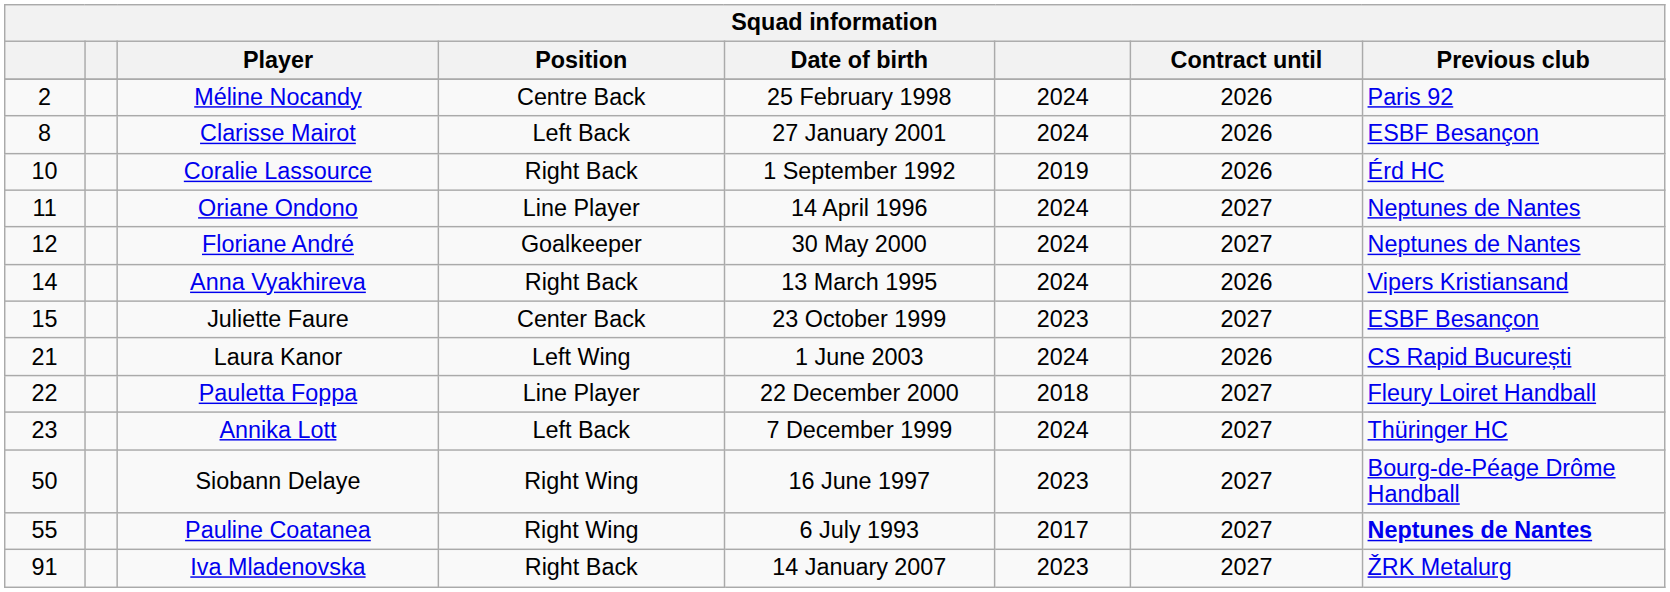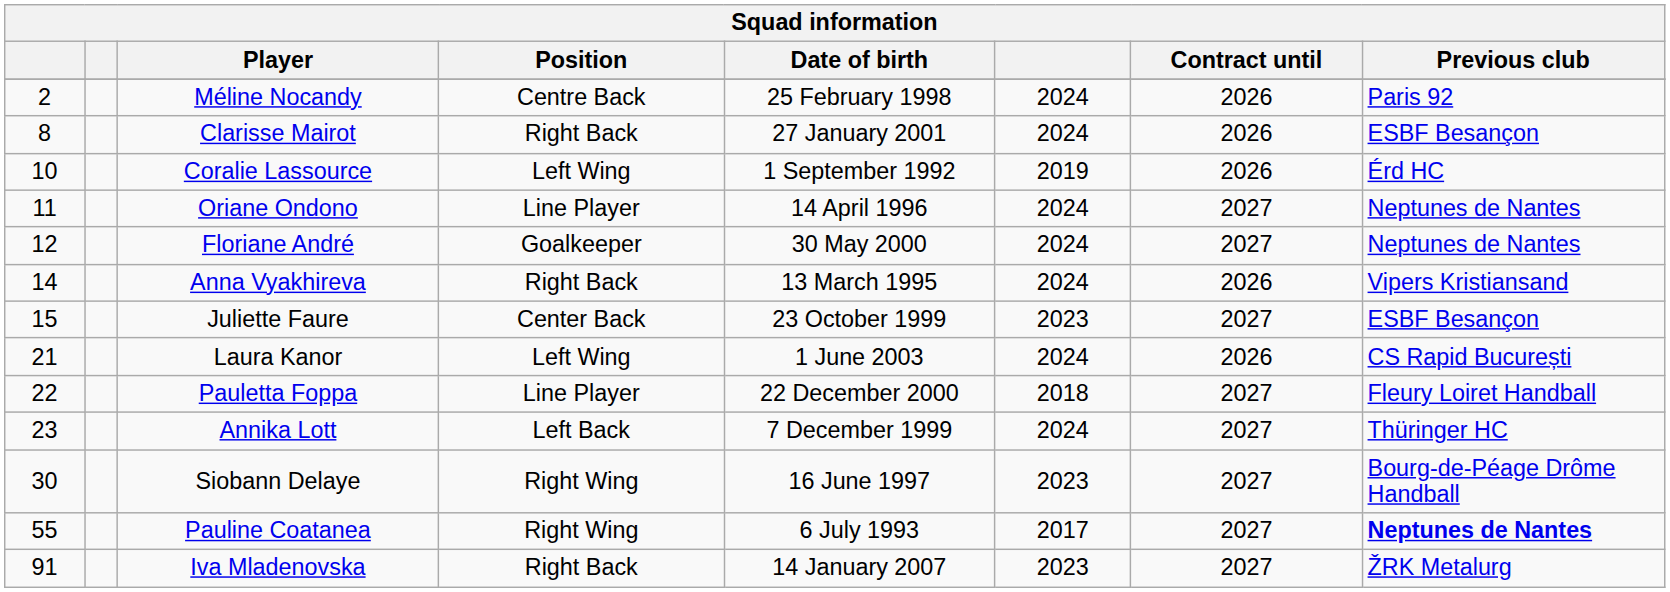(581, 134) Left Back -> (581, 134) Right Back
(581, 171) Right Back -> (581, 171) Left Wing
(45, 480) 50 -> (45, 480) 30
